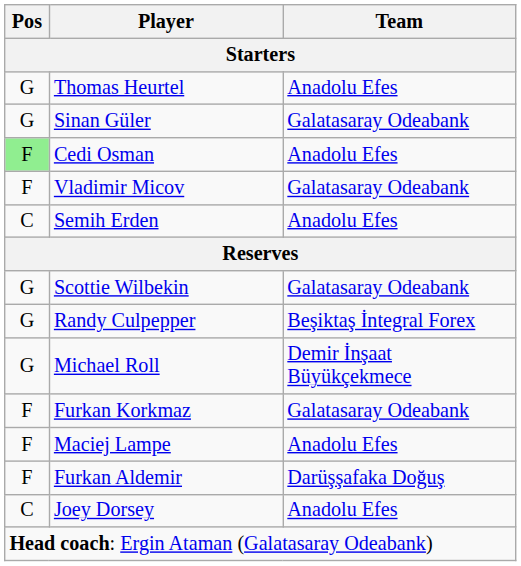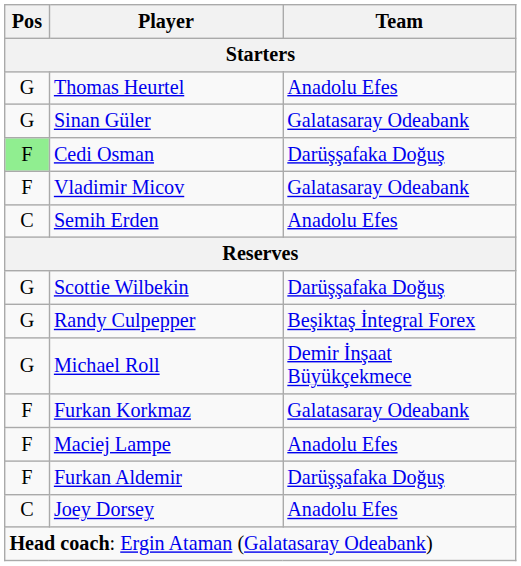(342, 154) Anadolu Efes -> (366, 154) Darüşşafaka Doğuş
(378, 287) Galatasaray Odeabank -> (366, 287) Darüşşafaka Doğuş
